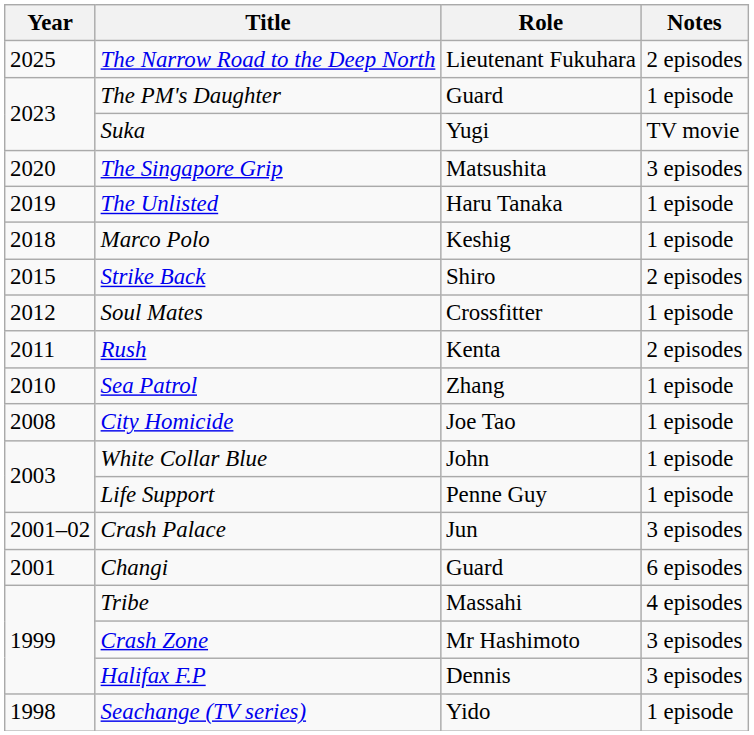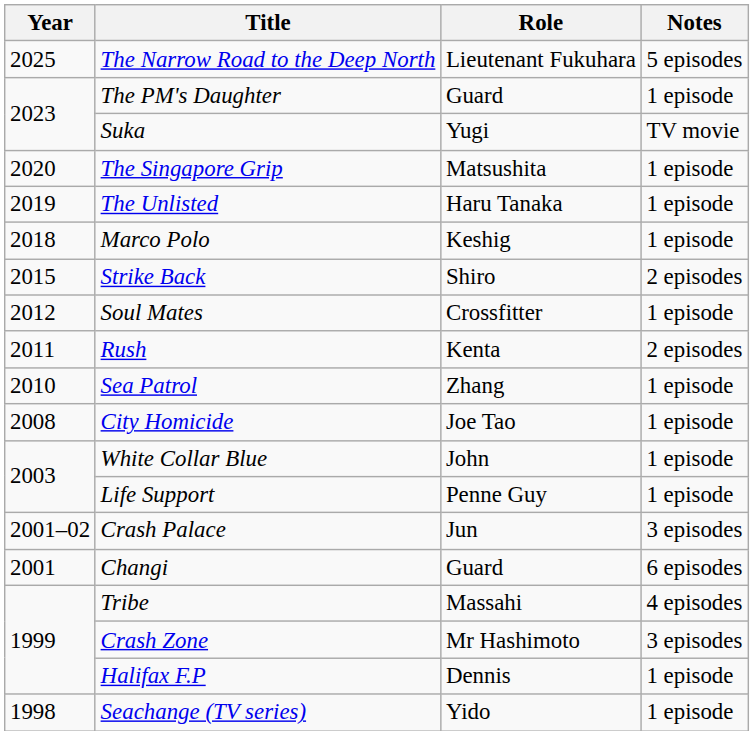(694, 58) 2 episodes -> (694, 58) 5 episodes
(694, 167) 3 episodes -> (690, 167) 1 episode
(694, 675) 3 episodes -> (690, 675) 1 episode
